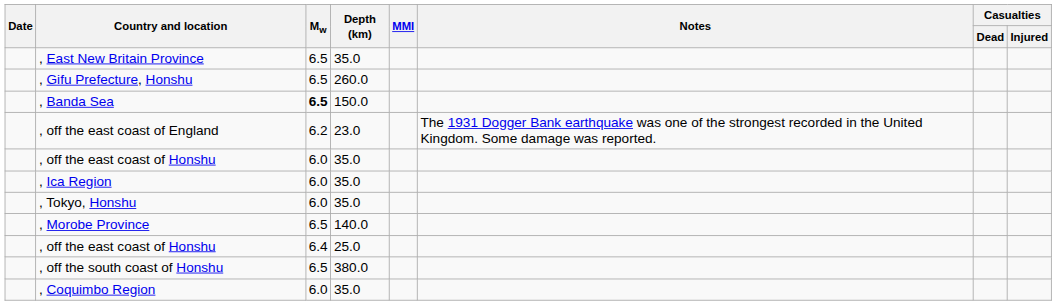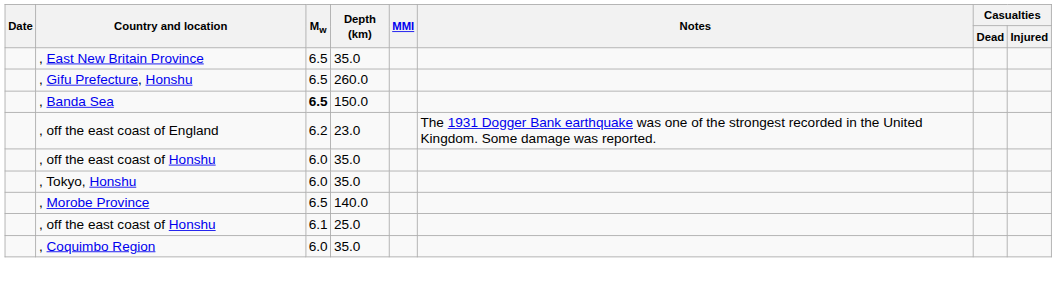- row: (75, 181)
(318, 246) 6.4 -> (318, 224) 6.1
- row: (131, 267)
